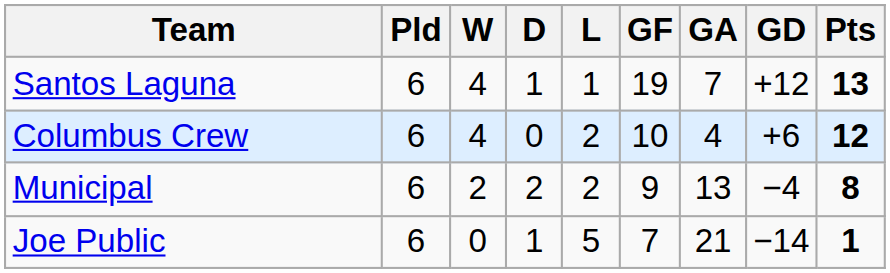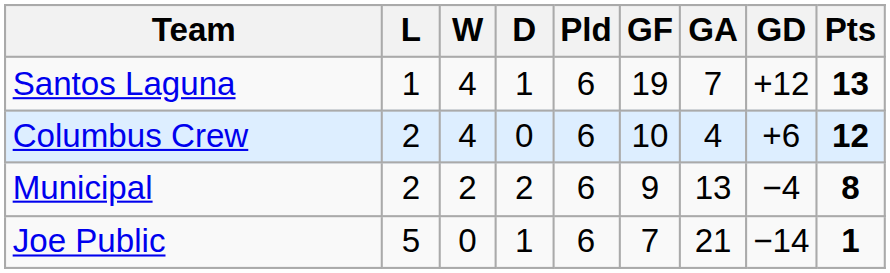columns swapped: (416, 30) <-> (591, 30)
